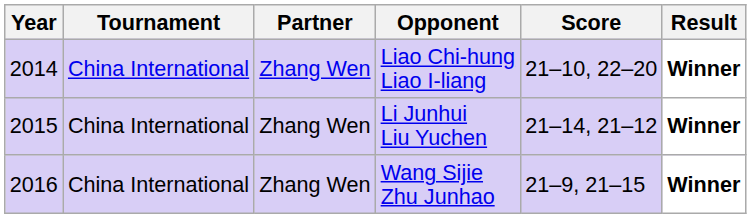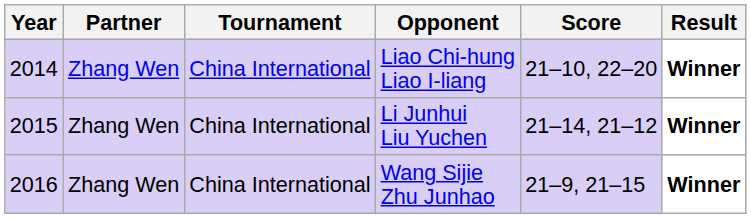columns swapped: (159, 22) <-> (315, 22)
